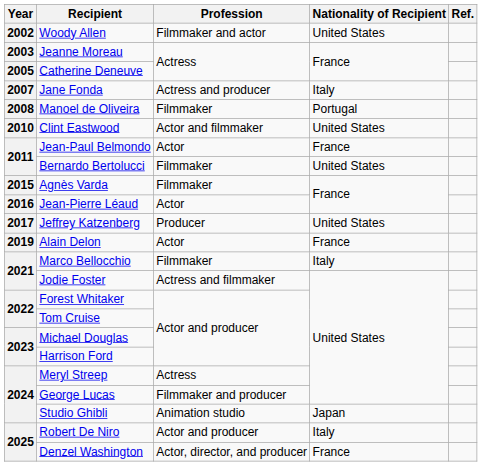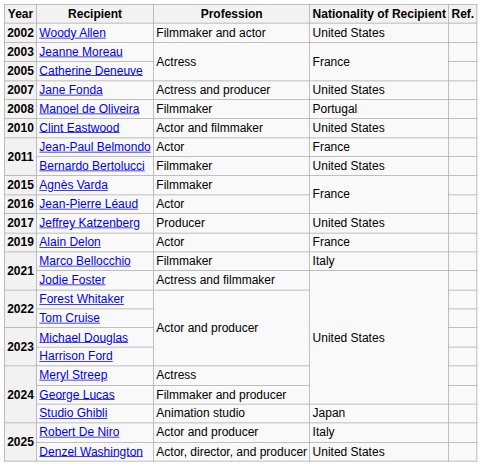(324, 90) Italy -> (349, 90) United States
(331, 451) France -> (349, 451) United States
